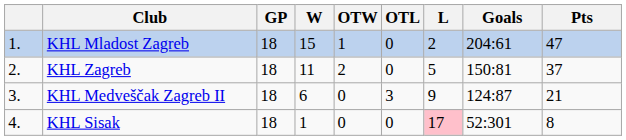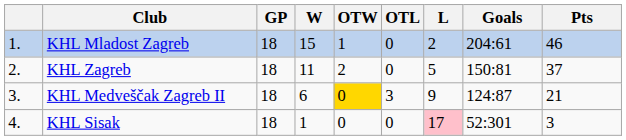(554, 43) 47 -> (554, 43) 46
(342, 95) no background -> (342, 95) gold background
(550, 122) 8 -> (550, 122) 3
